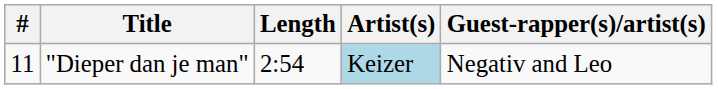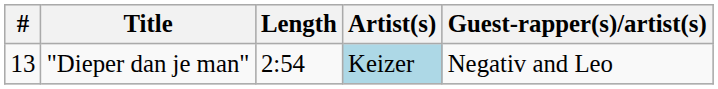(22, 63) 11 -> (23, 63) 13
